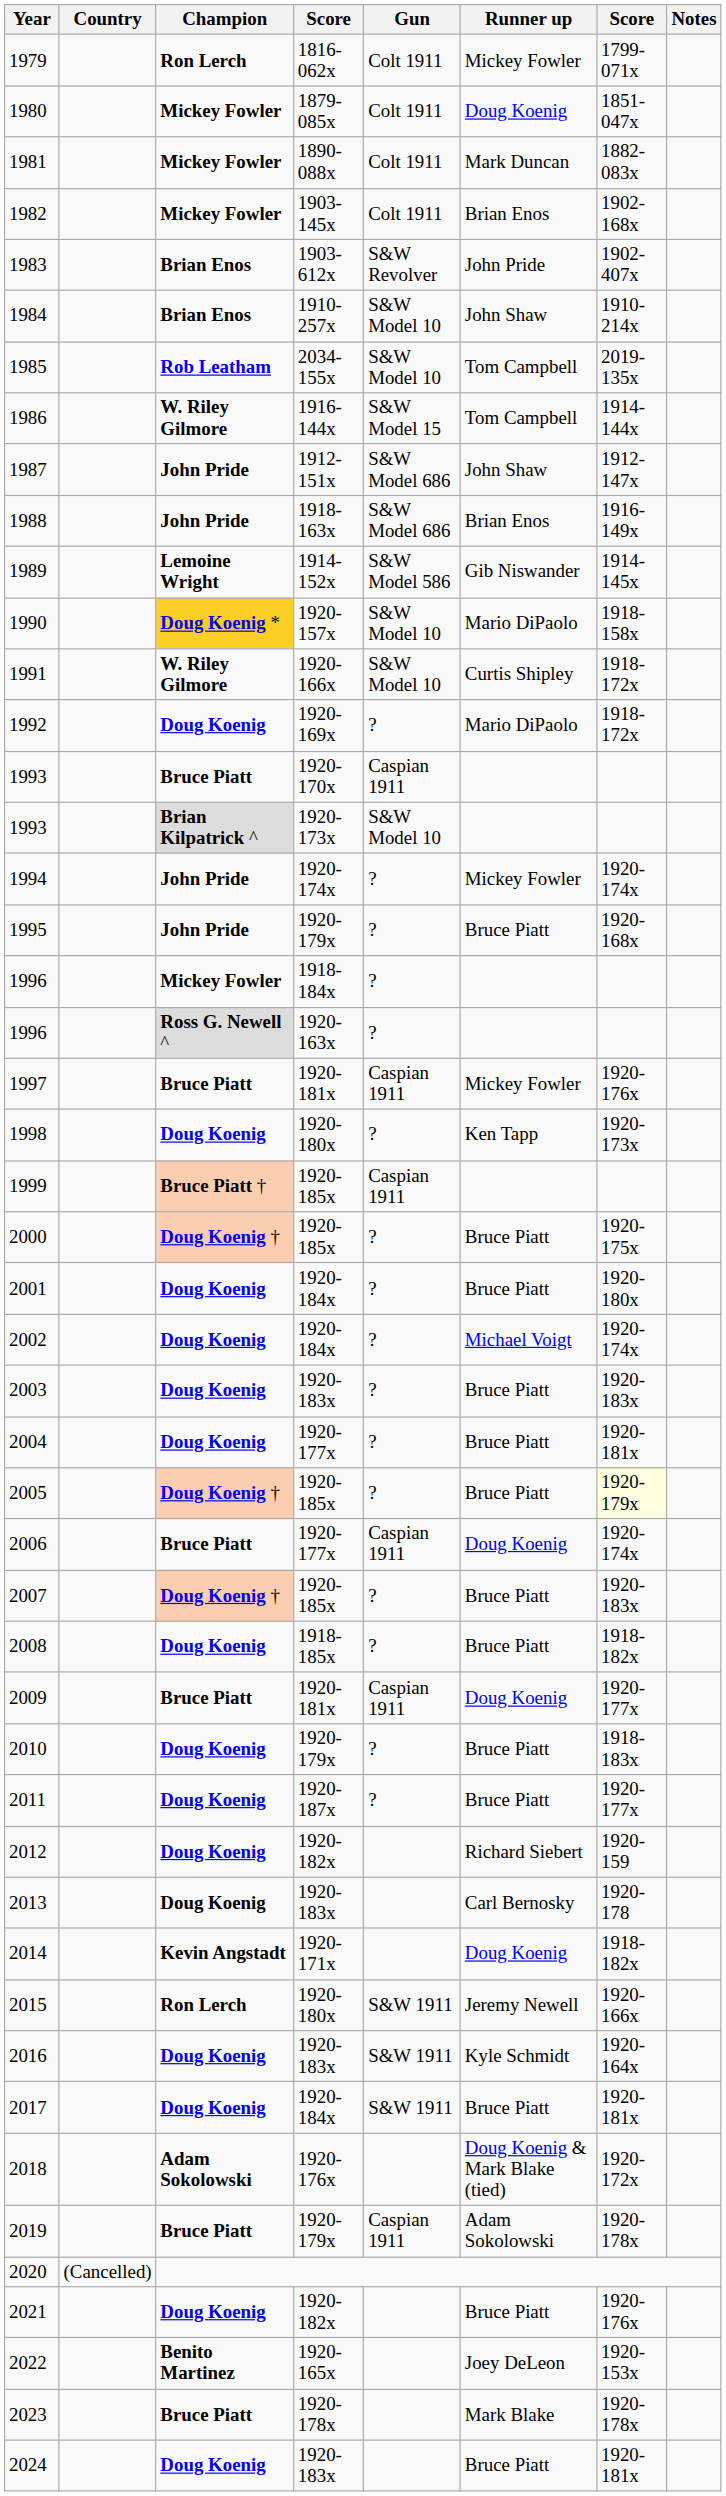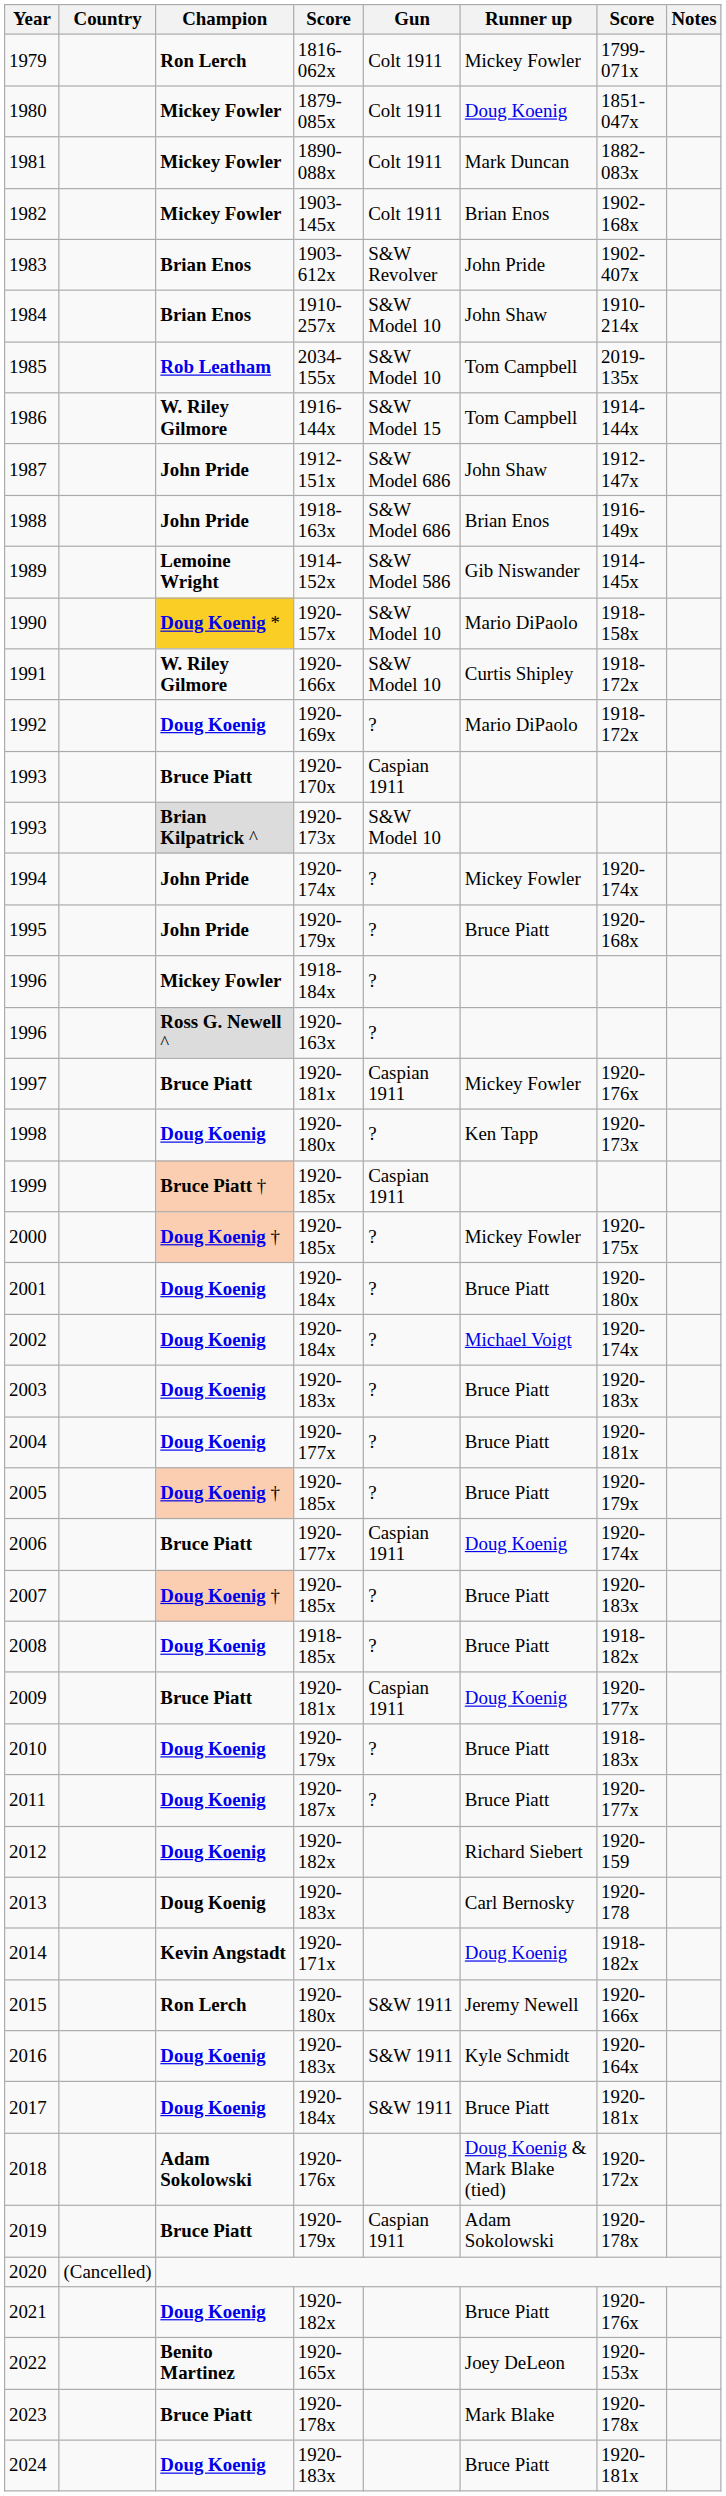(507, 1237) Bruce Piatt -> (523, 1237) Mickey Fowler
(623, 1493) lightyellow background -> (623, 1493) no background
